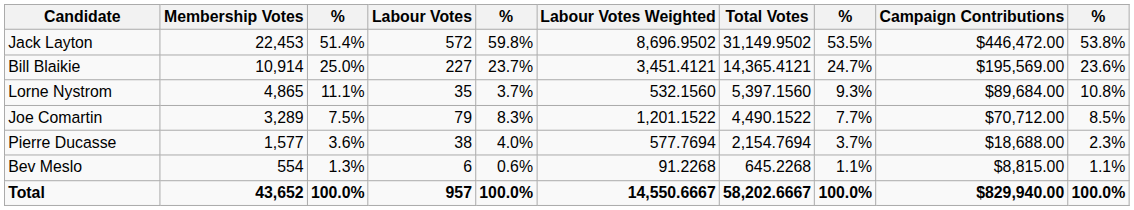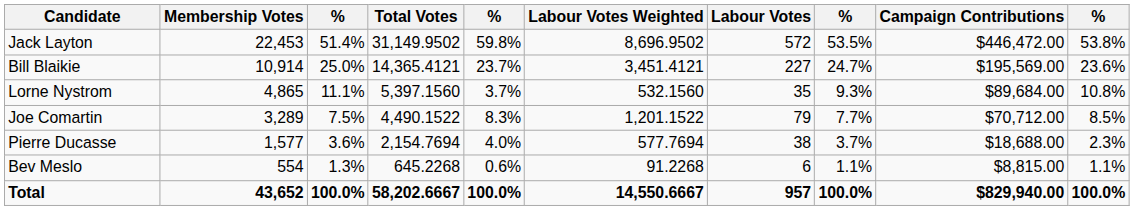columns swapped: (422, 17) <-> (767, 17)
